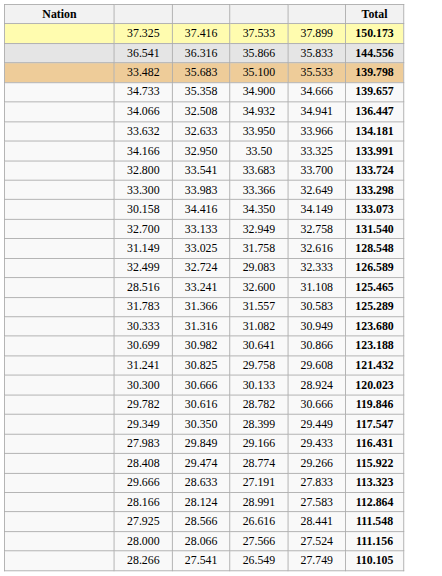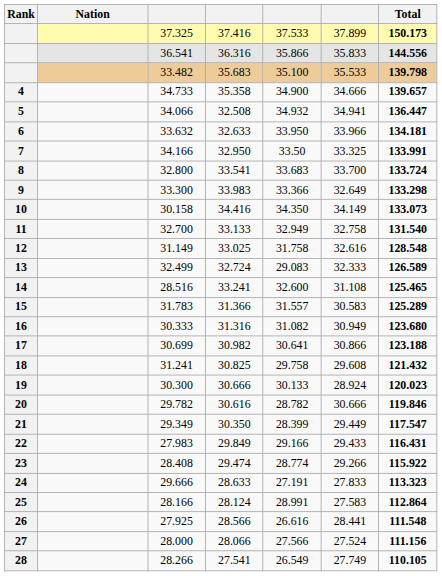+ column: (21, 13)
